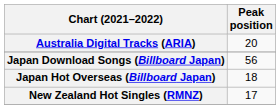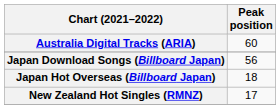(251, 43) 20 -> (251, 43) 60
